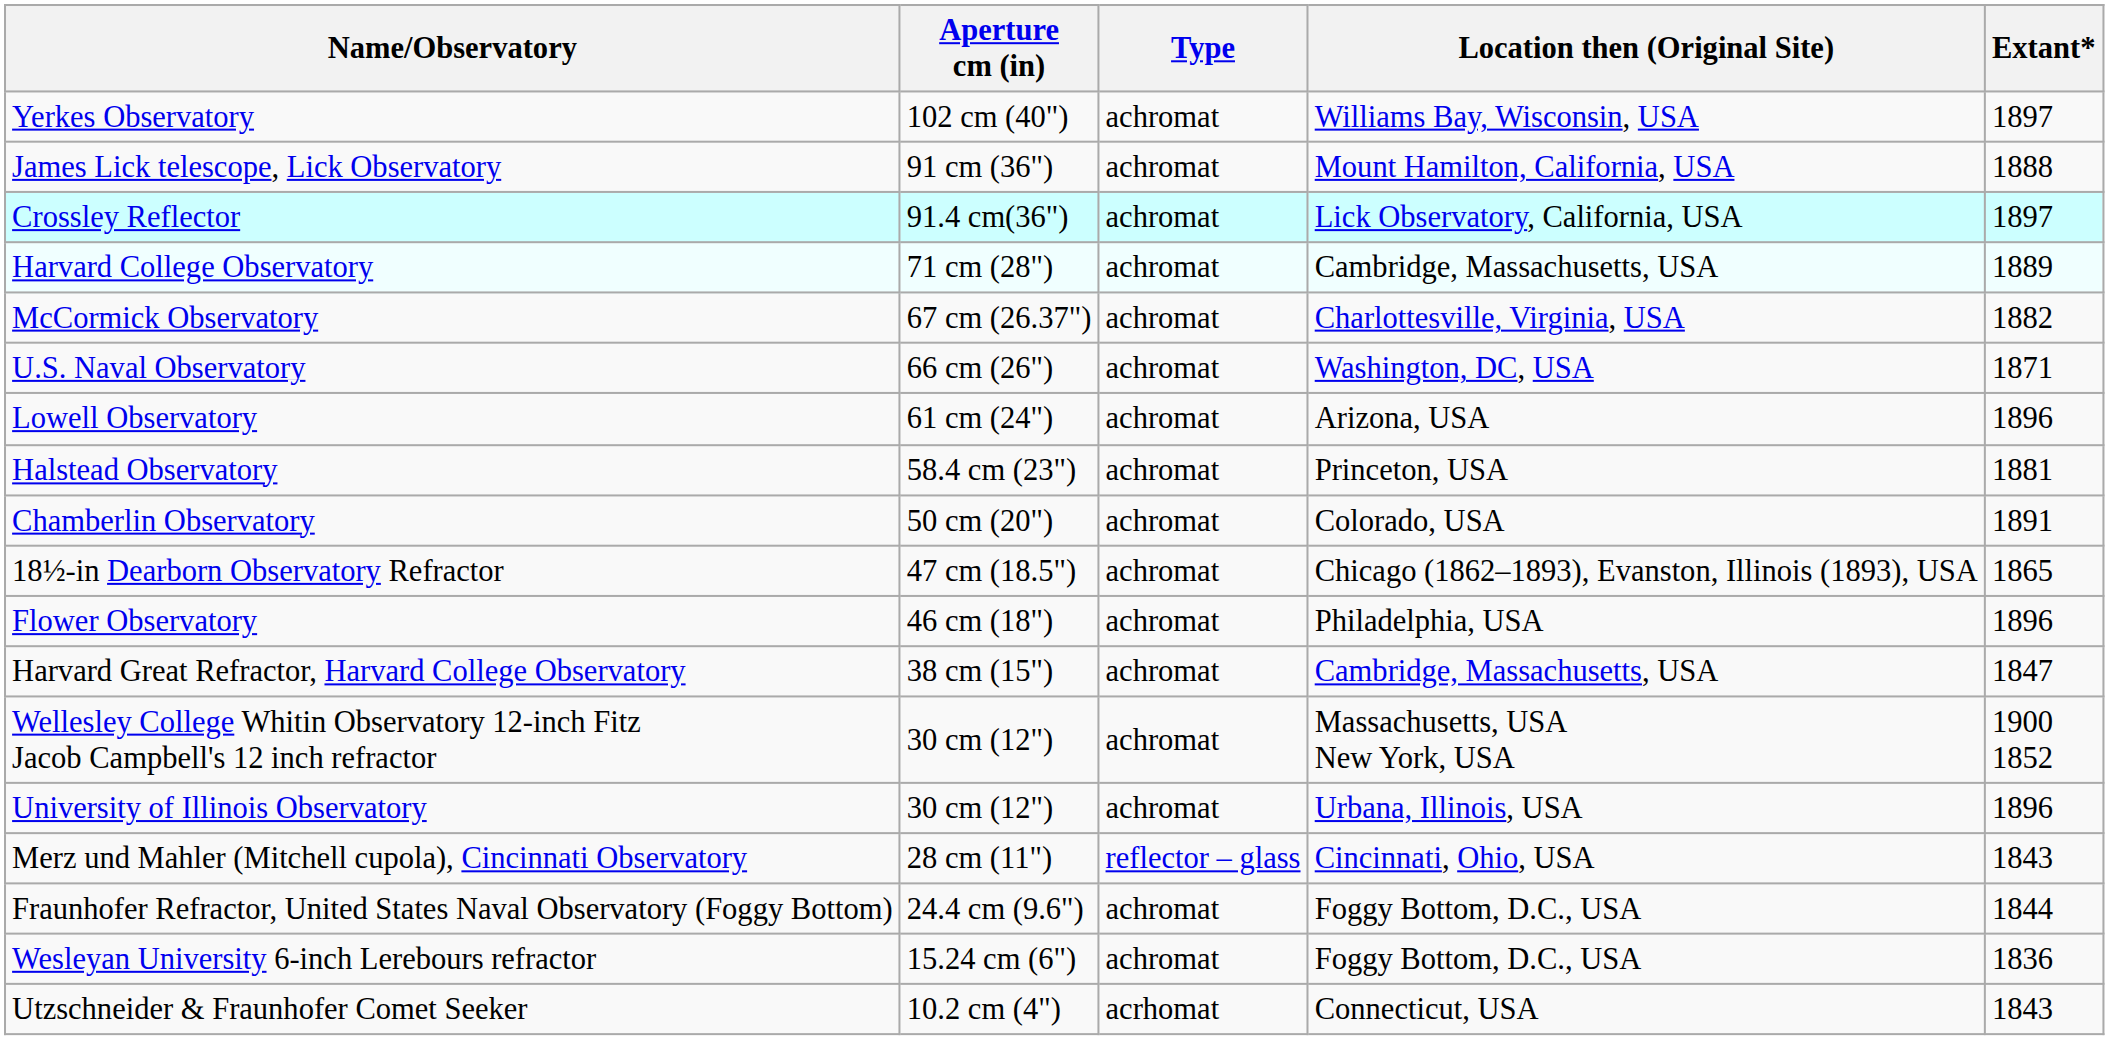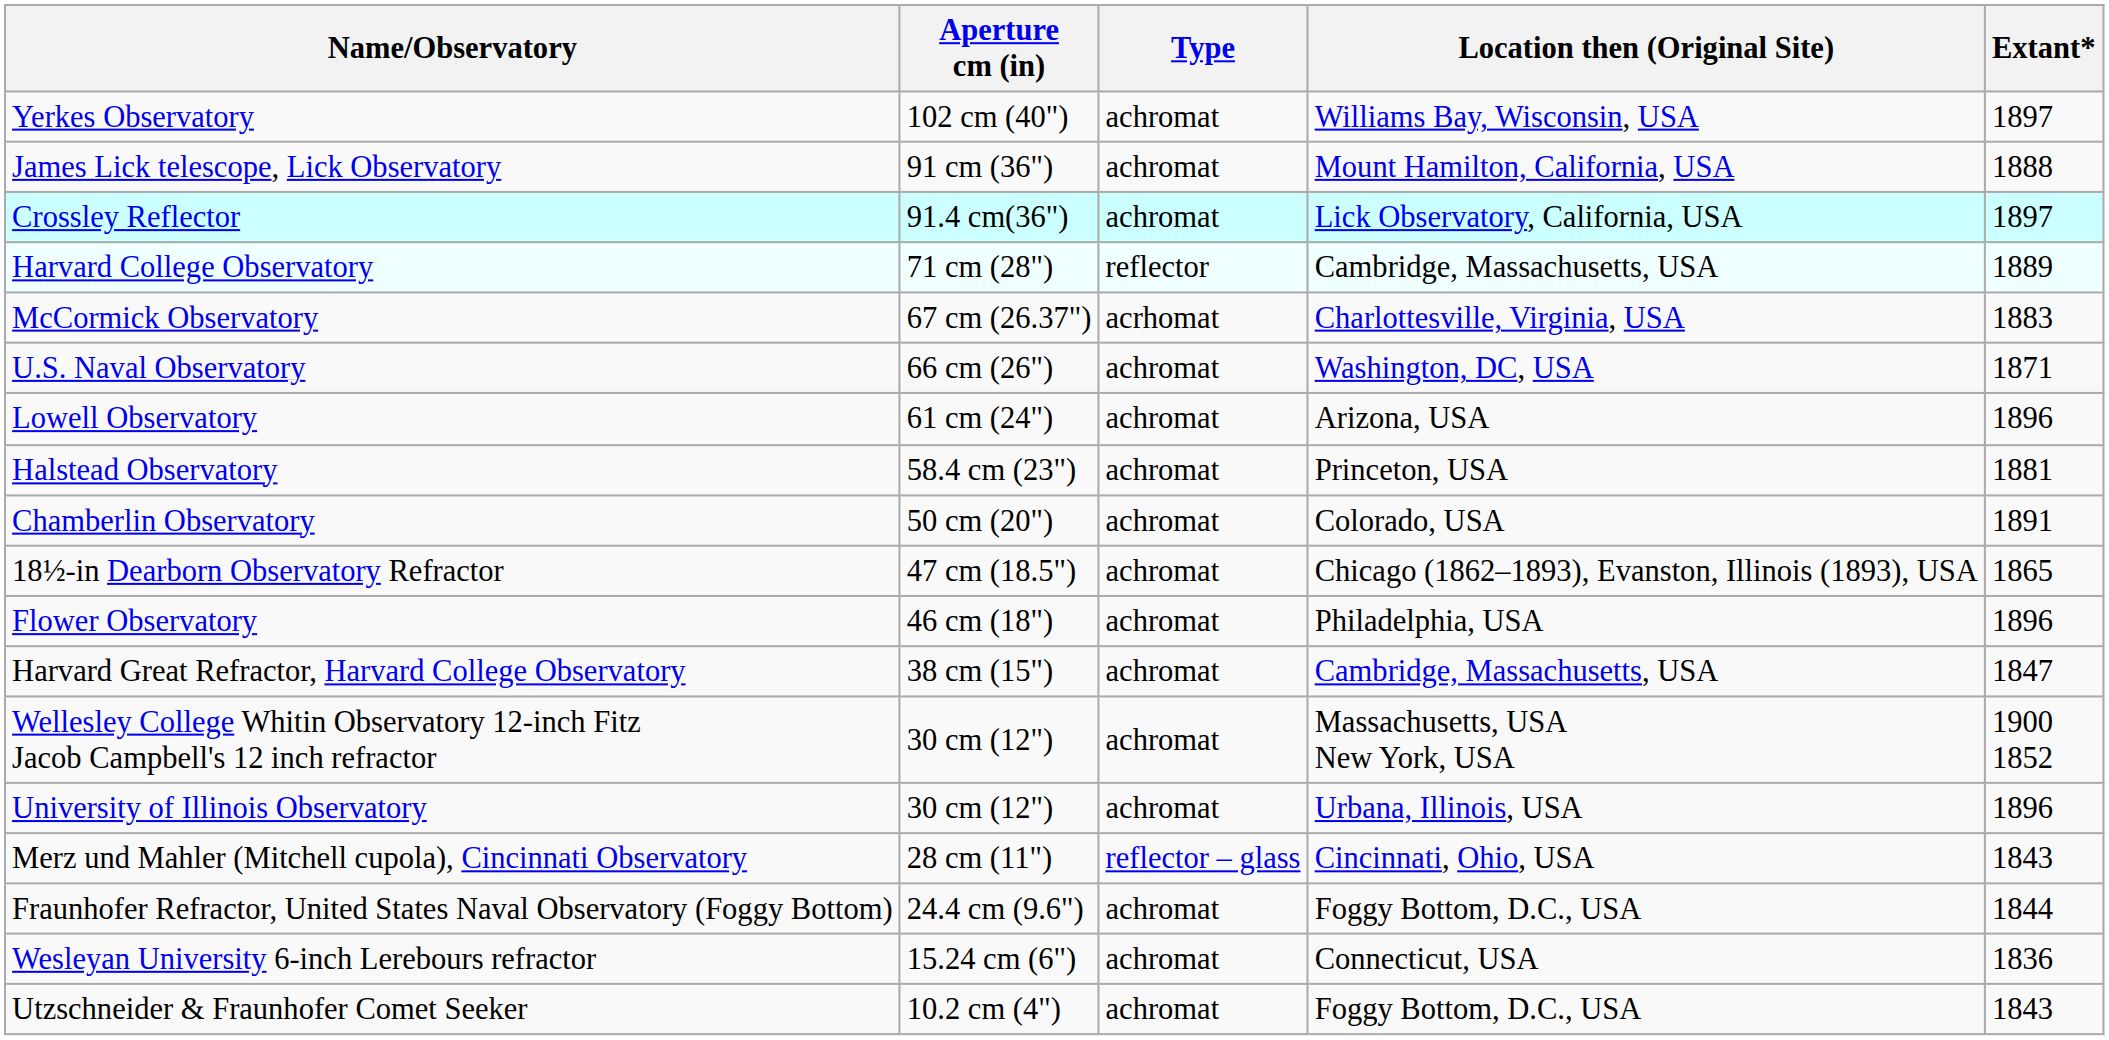(1162, 267) achromat -> (1157, 267) reflector
(1162, 317) achromat -> (1162, 317) acrhomat
(2023, 317) 1882 -> (2023, 317) 1883
(1478, 958) Foggy Bottom, D.C., USA -> (1427, 958) Connecticut, USA
(1162, 1008) acrhomat -> (1162, 1008) achromat
(1427, 1008) Connecticut, USA -> (1478, 1008) Foggy Bottom, D.C., USA
